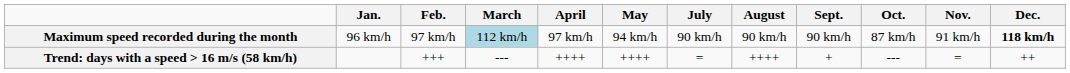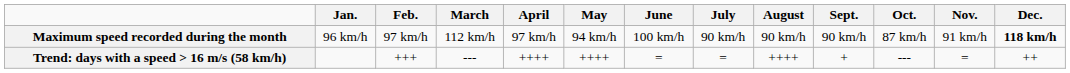+ column: (659, 15)
(502, 36) lightblue background -> (470, 36) no background
